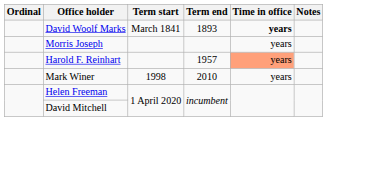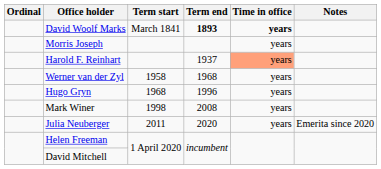(207, 28) normal -> (207, 28) bold
(207, 60) 1957 -> (207, 60) 1937
+ row: (85, 76)
+ row: (68, 92)
(207, 76) 2010 -> (207, 108) 2008
+ row: (77, 124)
